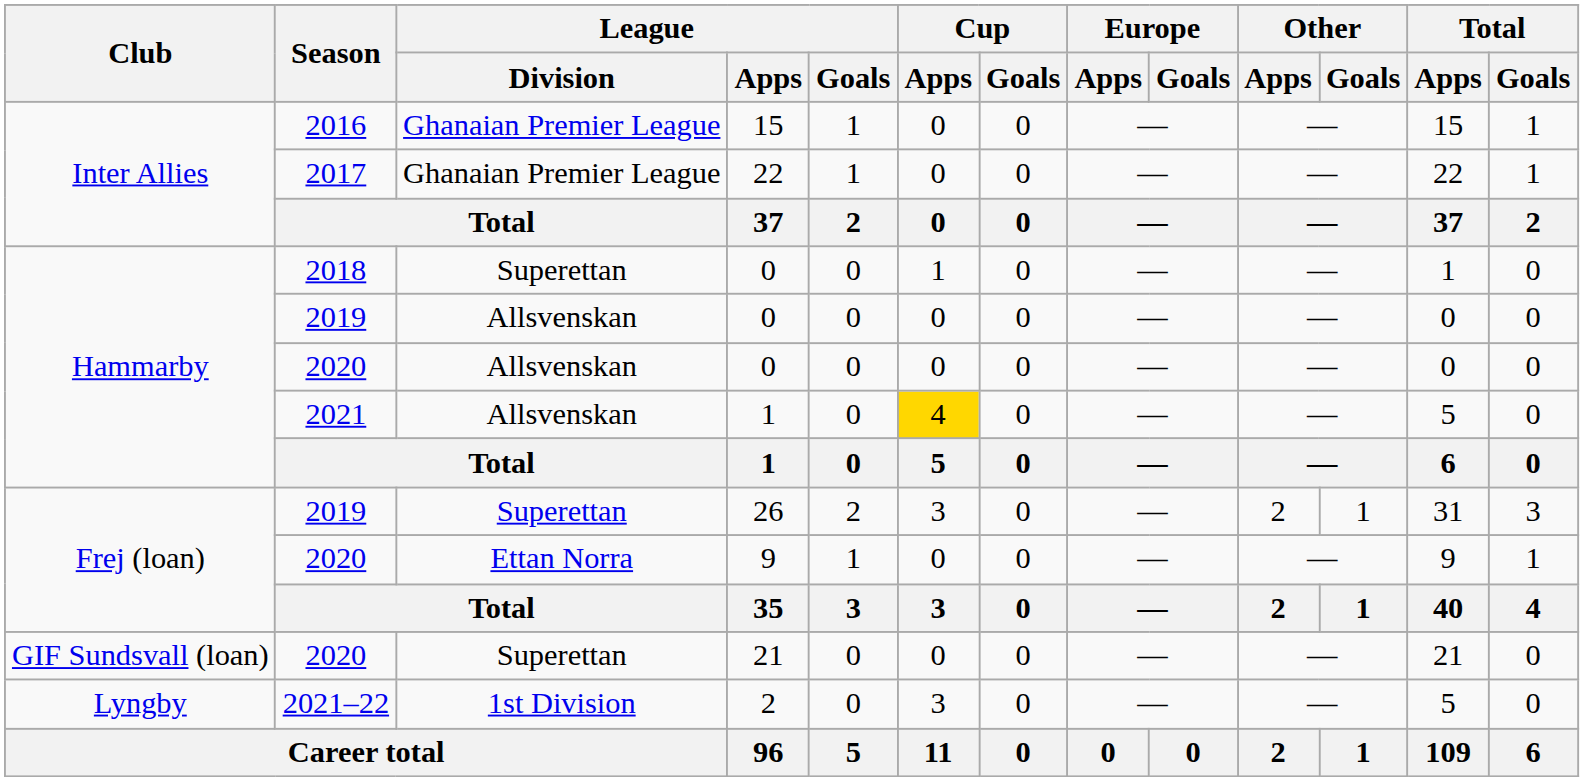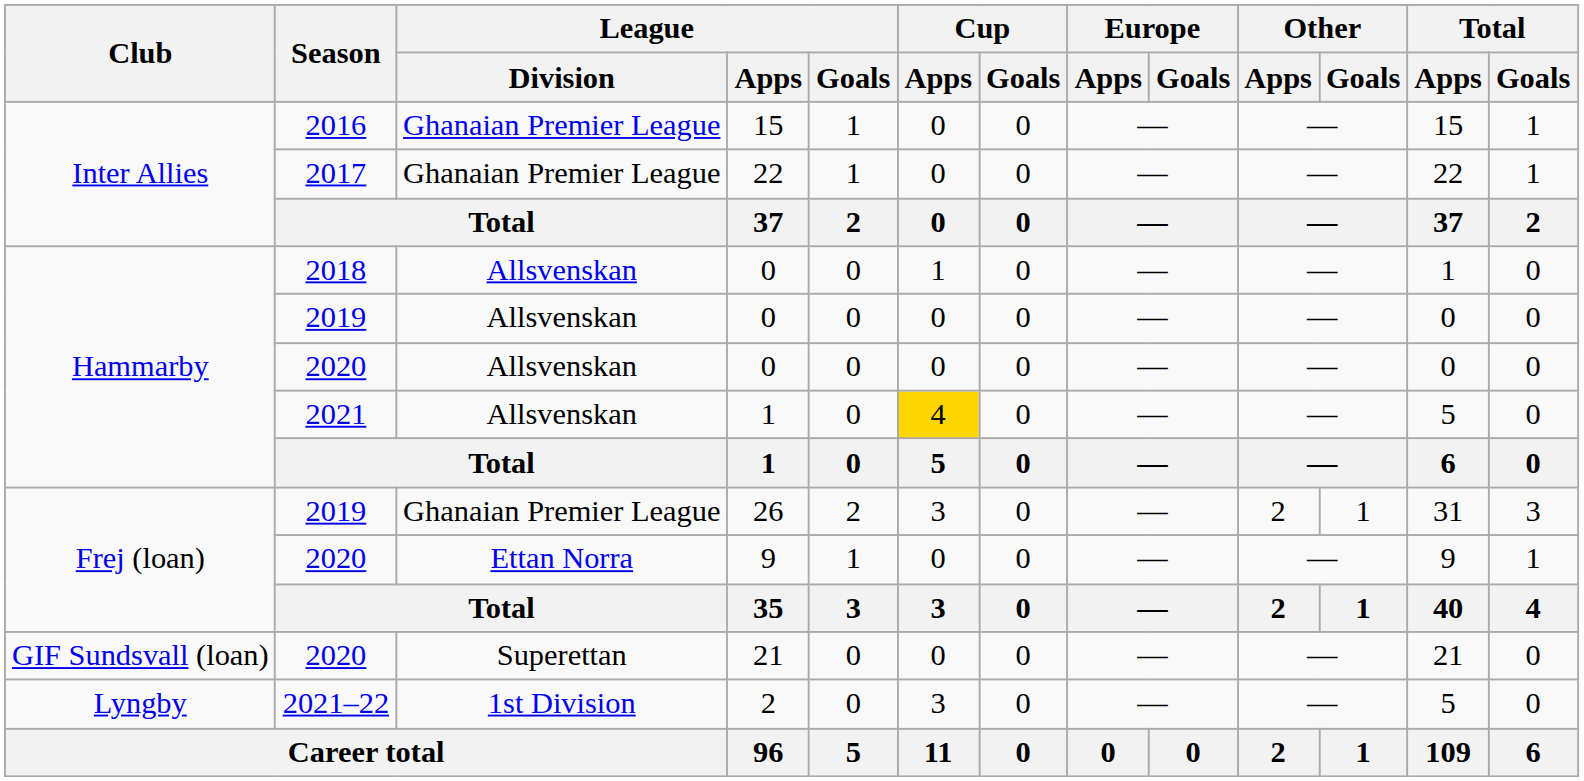(562, 269) Superettan -> (562, 269) Allsvenskan
(562, 510) Superettan -> (562, 510) Ghanaian Premier League
